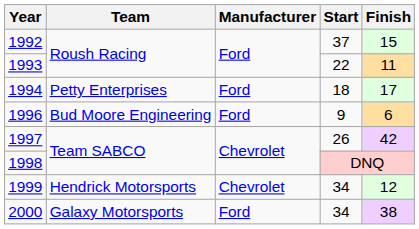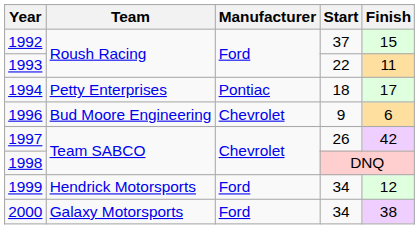(234, 90) Ford -> (244, 90) Pontiac
(234, 114) Ford -> (252, 114) Chevrolet
(252, 187) Chevrolet -> (234, 187) Ford
